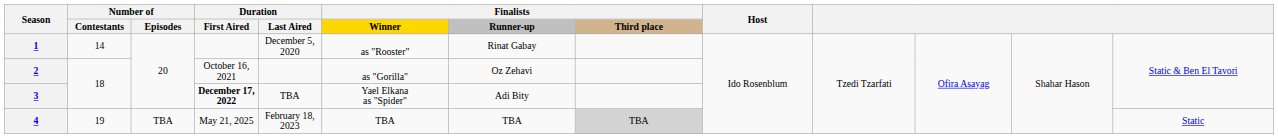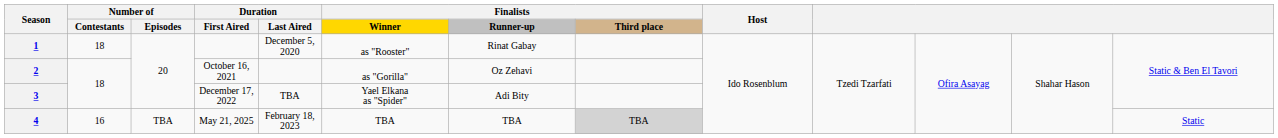(99, 46) 14 -> (99, 46) 18
(226, 96) bold -> (226, 96) normal
(99, 121) 19 -> (99, 121) 16
